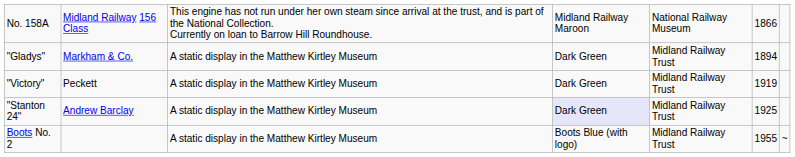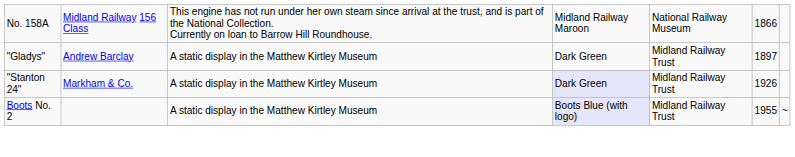(98, 56) Markham & Co. -> (98, 56) Andrew Barclay
(766, 56) 1894 -> (766, 56) 1897
- row: (26, 84)
(98, 111) Andrew Barclay -> (98, 84) Markham & Co.
(766, 111) 1925 -> (766, 84) 1926
(591, 138) no background -> (591, 111) lavender background
